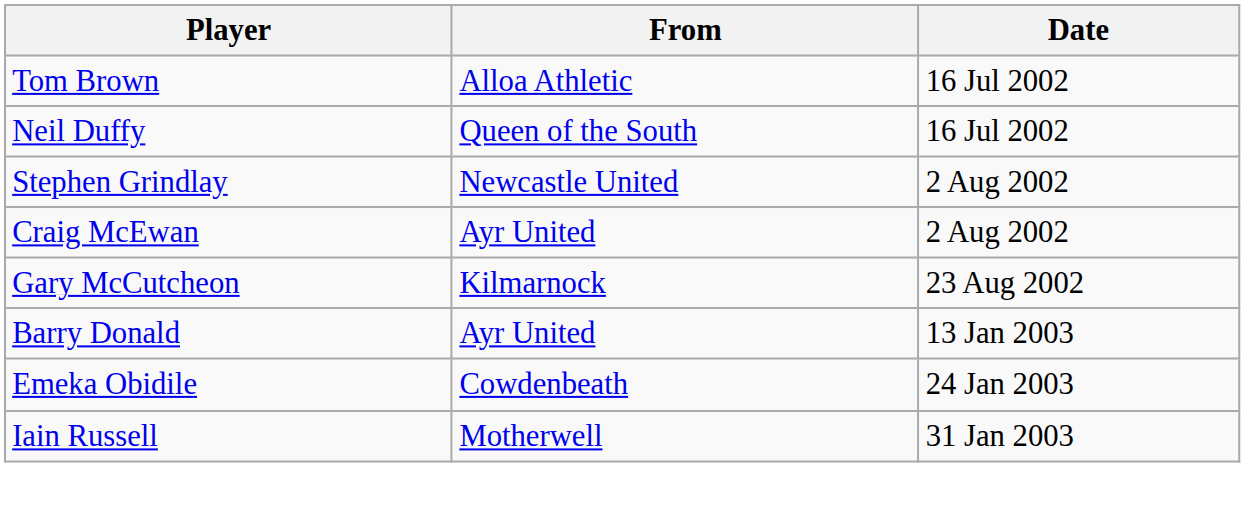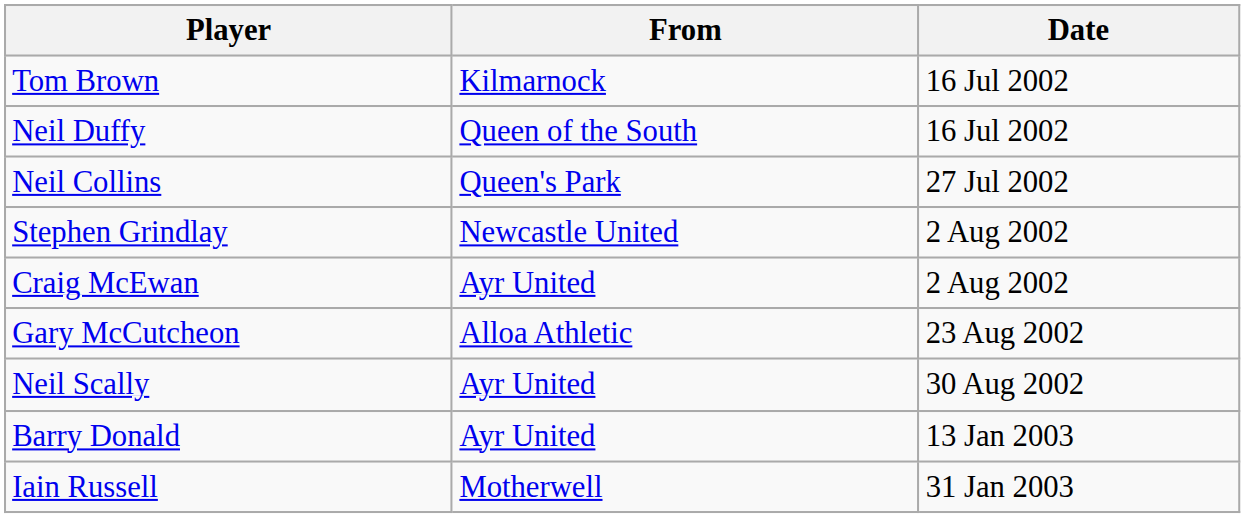(546, 80) Alloa Athletic -> (533, 80) Kilmarnock
+ row: (87, 181)
(533, 283) Kilmarnock -> (546, 333) Alloa Athletic
+ row: (81, 384)
- row: (105, 384)
